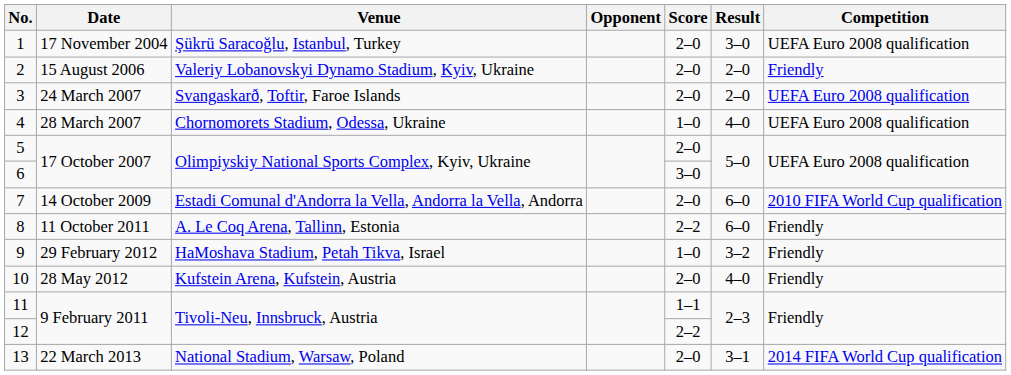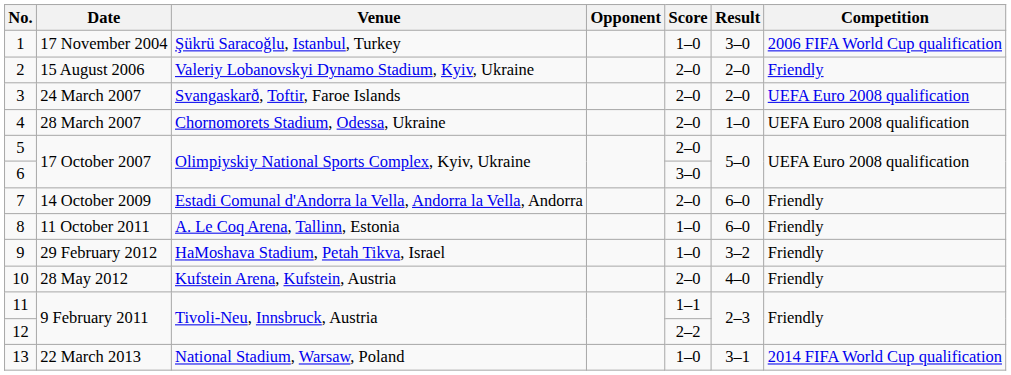(688, 43) 2–0 -> (688, 43) 1–0
(868, 43) UEFA Euro 2008 qualification -> (885, 43) 2006 FIFA World Cup qualification
(688, 122) 1–0 -> (688, 122) 2–0
(738, 122) 4–0 -> (738, 122) 1–0
(885, 200) 2010 FIFA World Cup qualification -> (796, 200) Friendly
(688, 226) 2–2 -> (688, 226) 1–0
(688, 357) 2–0 -> (688, 357) 1–0
